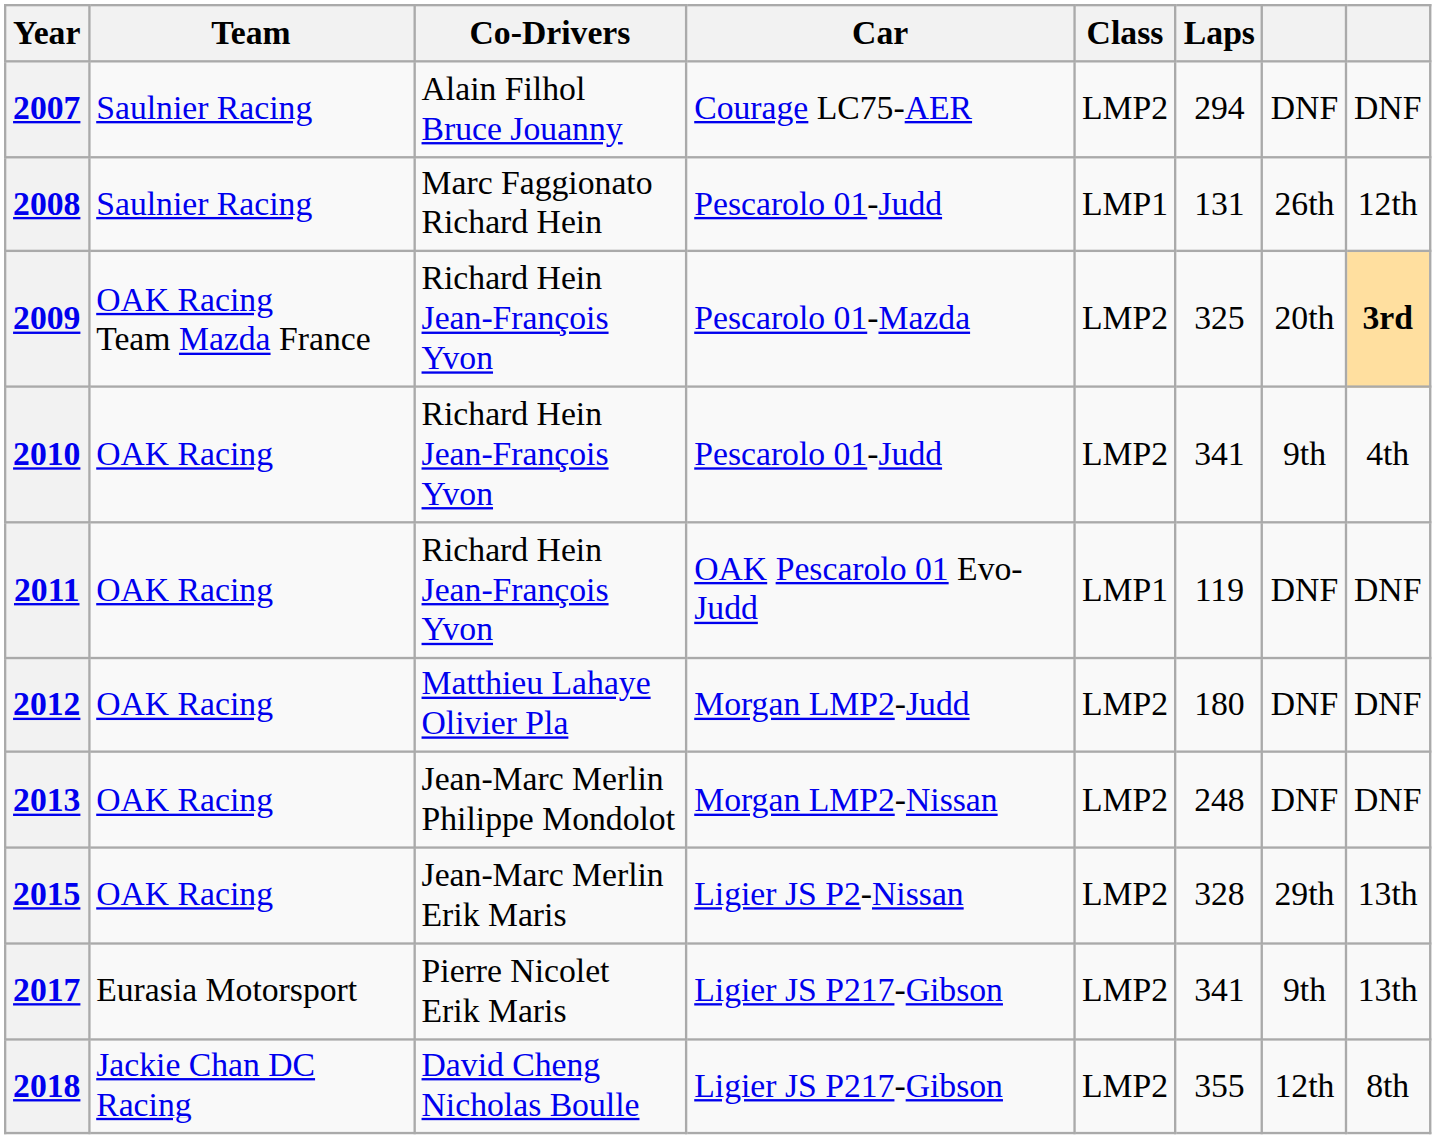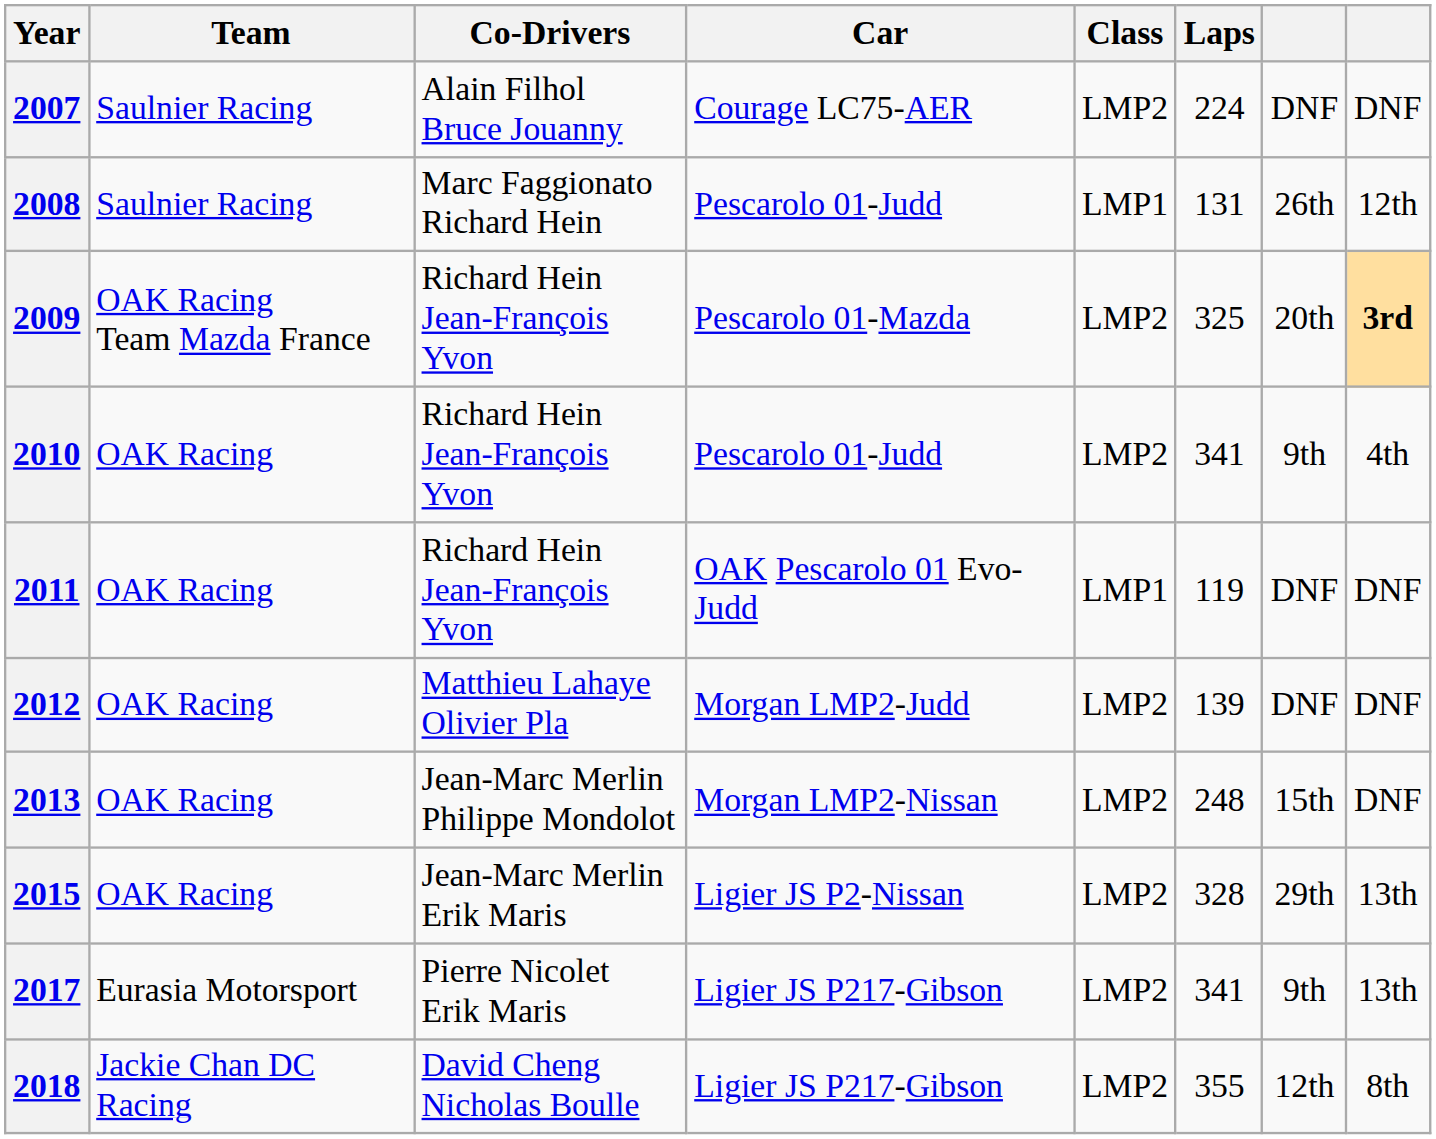(1219, 108) 294 -> (1219, 108) 224
(1219, 704) 180 -> (1219, 704) 139
(1304, 799) DNF -> (1304, 799) 15th
